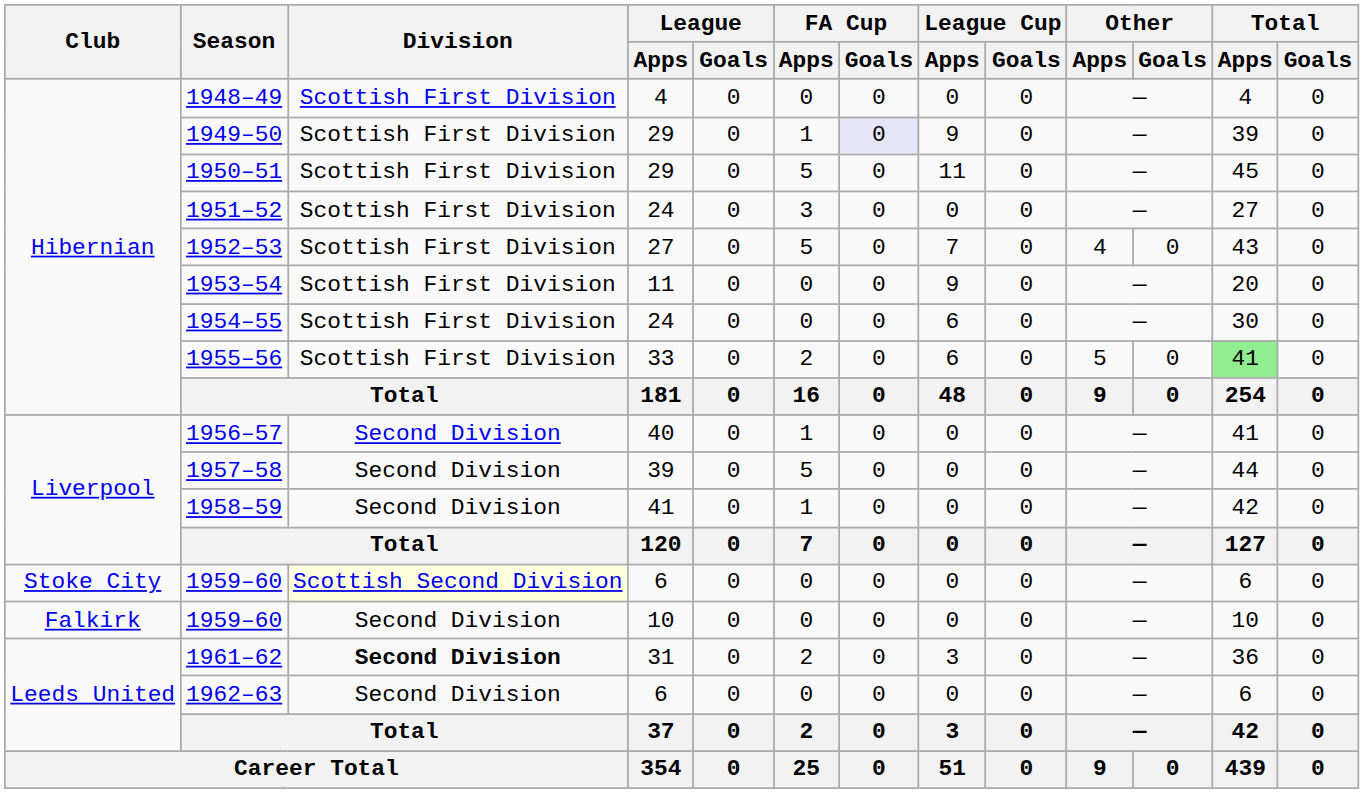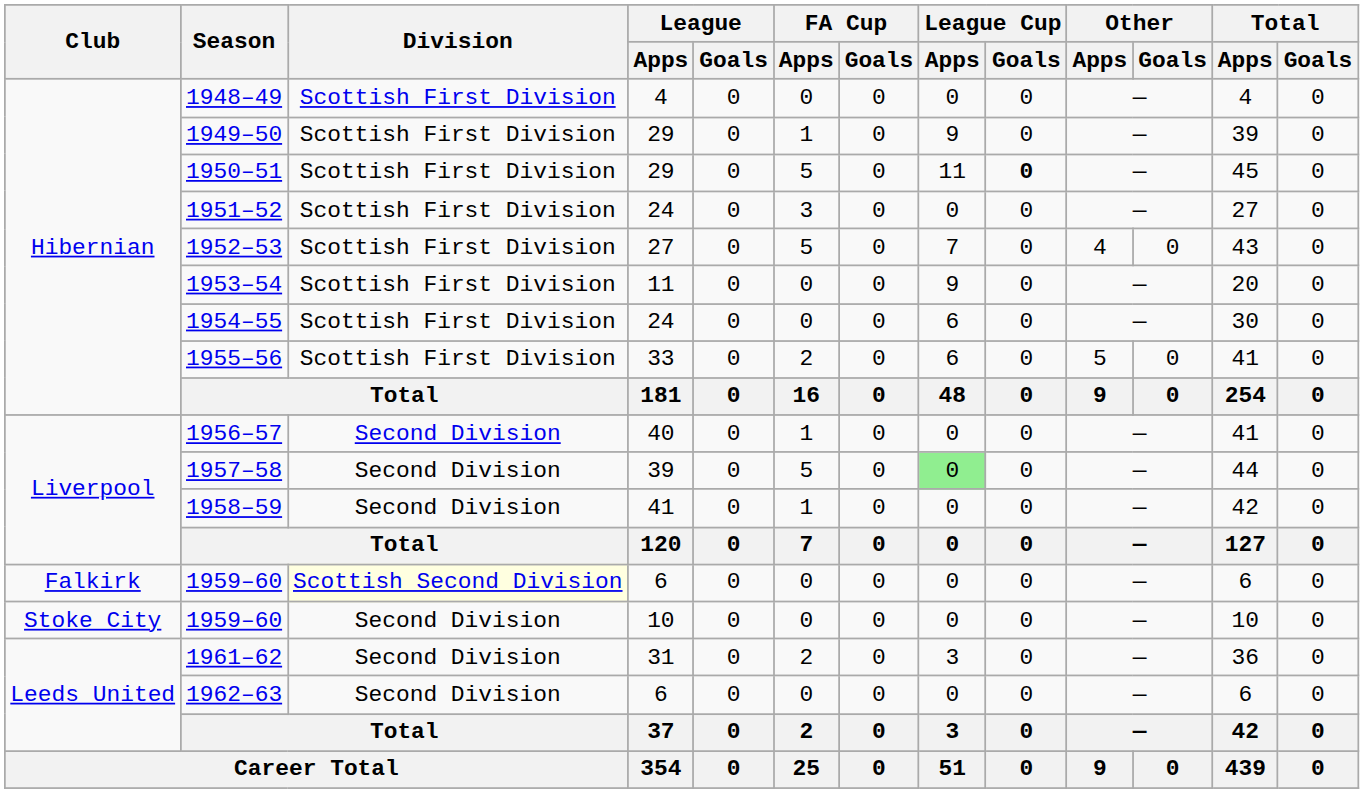(879, 135) lavender background -> (879, 135) no background
(1026, 173) normal -> (1026, 173) bold
(1245, 359) lightgreen background -> (1245, 359) no background
(952, 471) no background -> (952, 471) lightgreen background
(93, 583) Stoke City -> (93, 583) Falkirk
(93, 620) Falkirk -> (93, 620) Stoke City
(458, 657) bold -> (458, 657) normal
